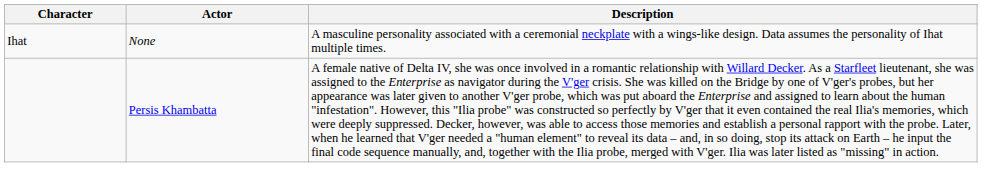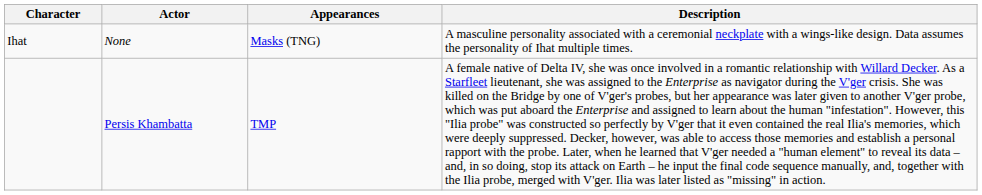+ column: (345, 14)
